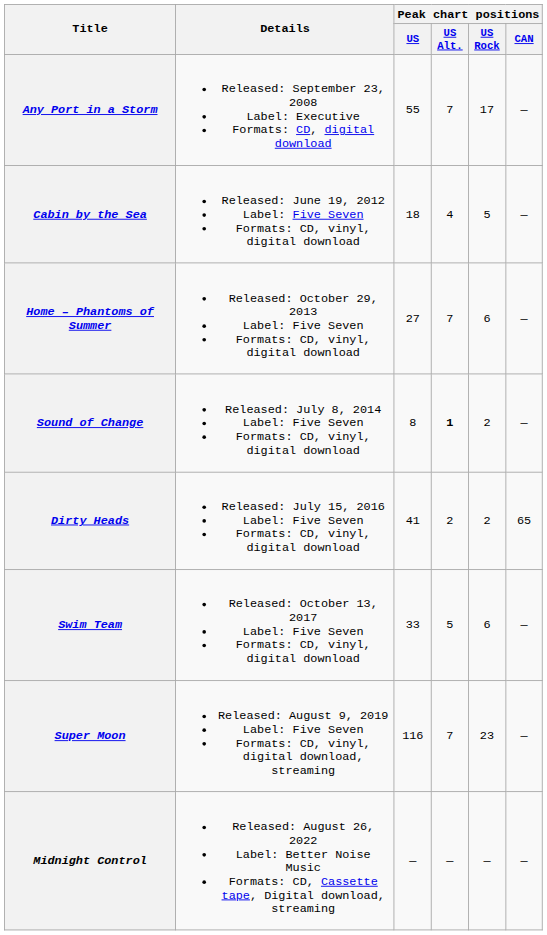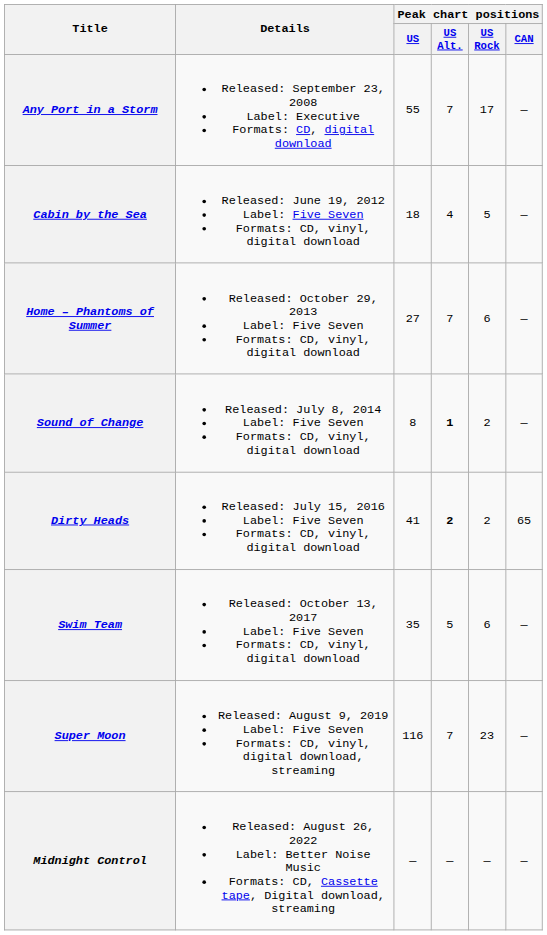(450, 521) normal -> (450, 521) bold
(413, 625) 33 -> (413, 625) 35
